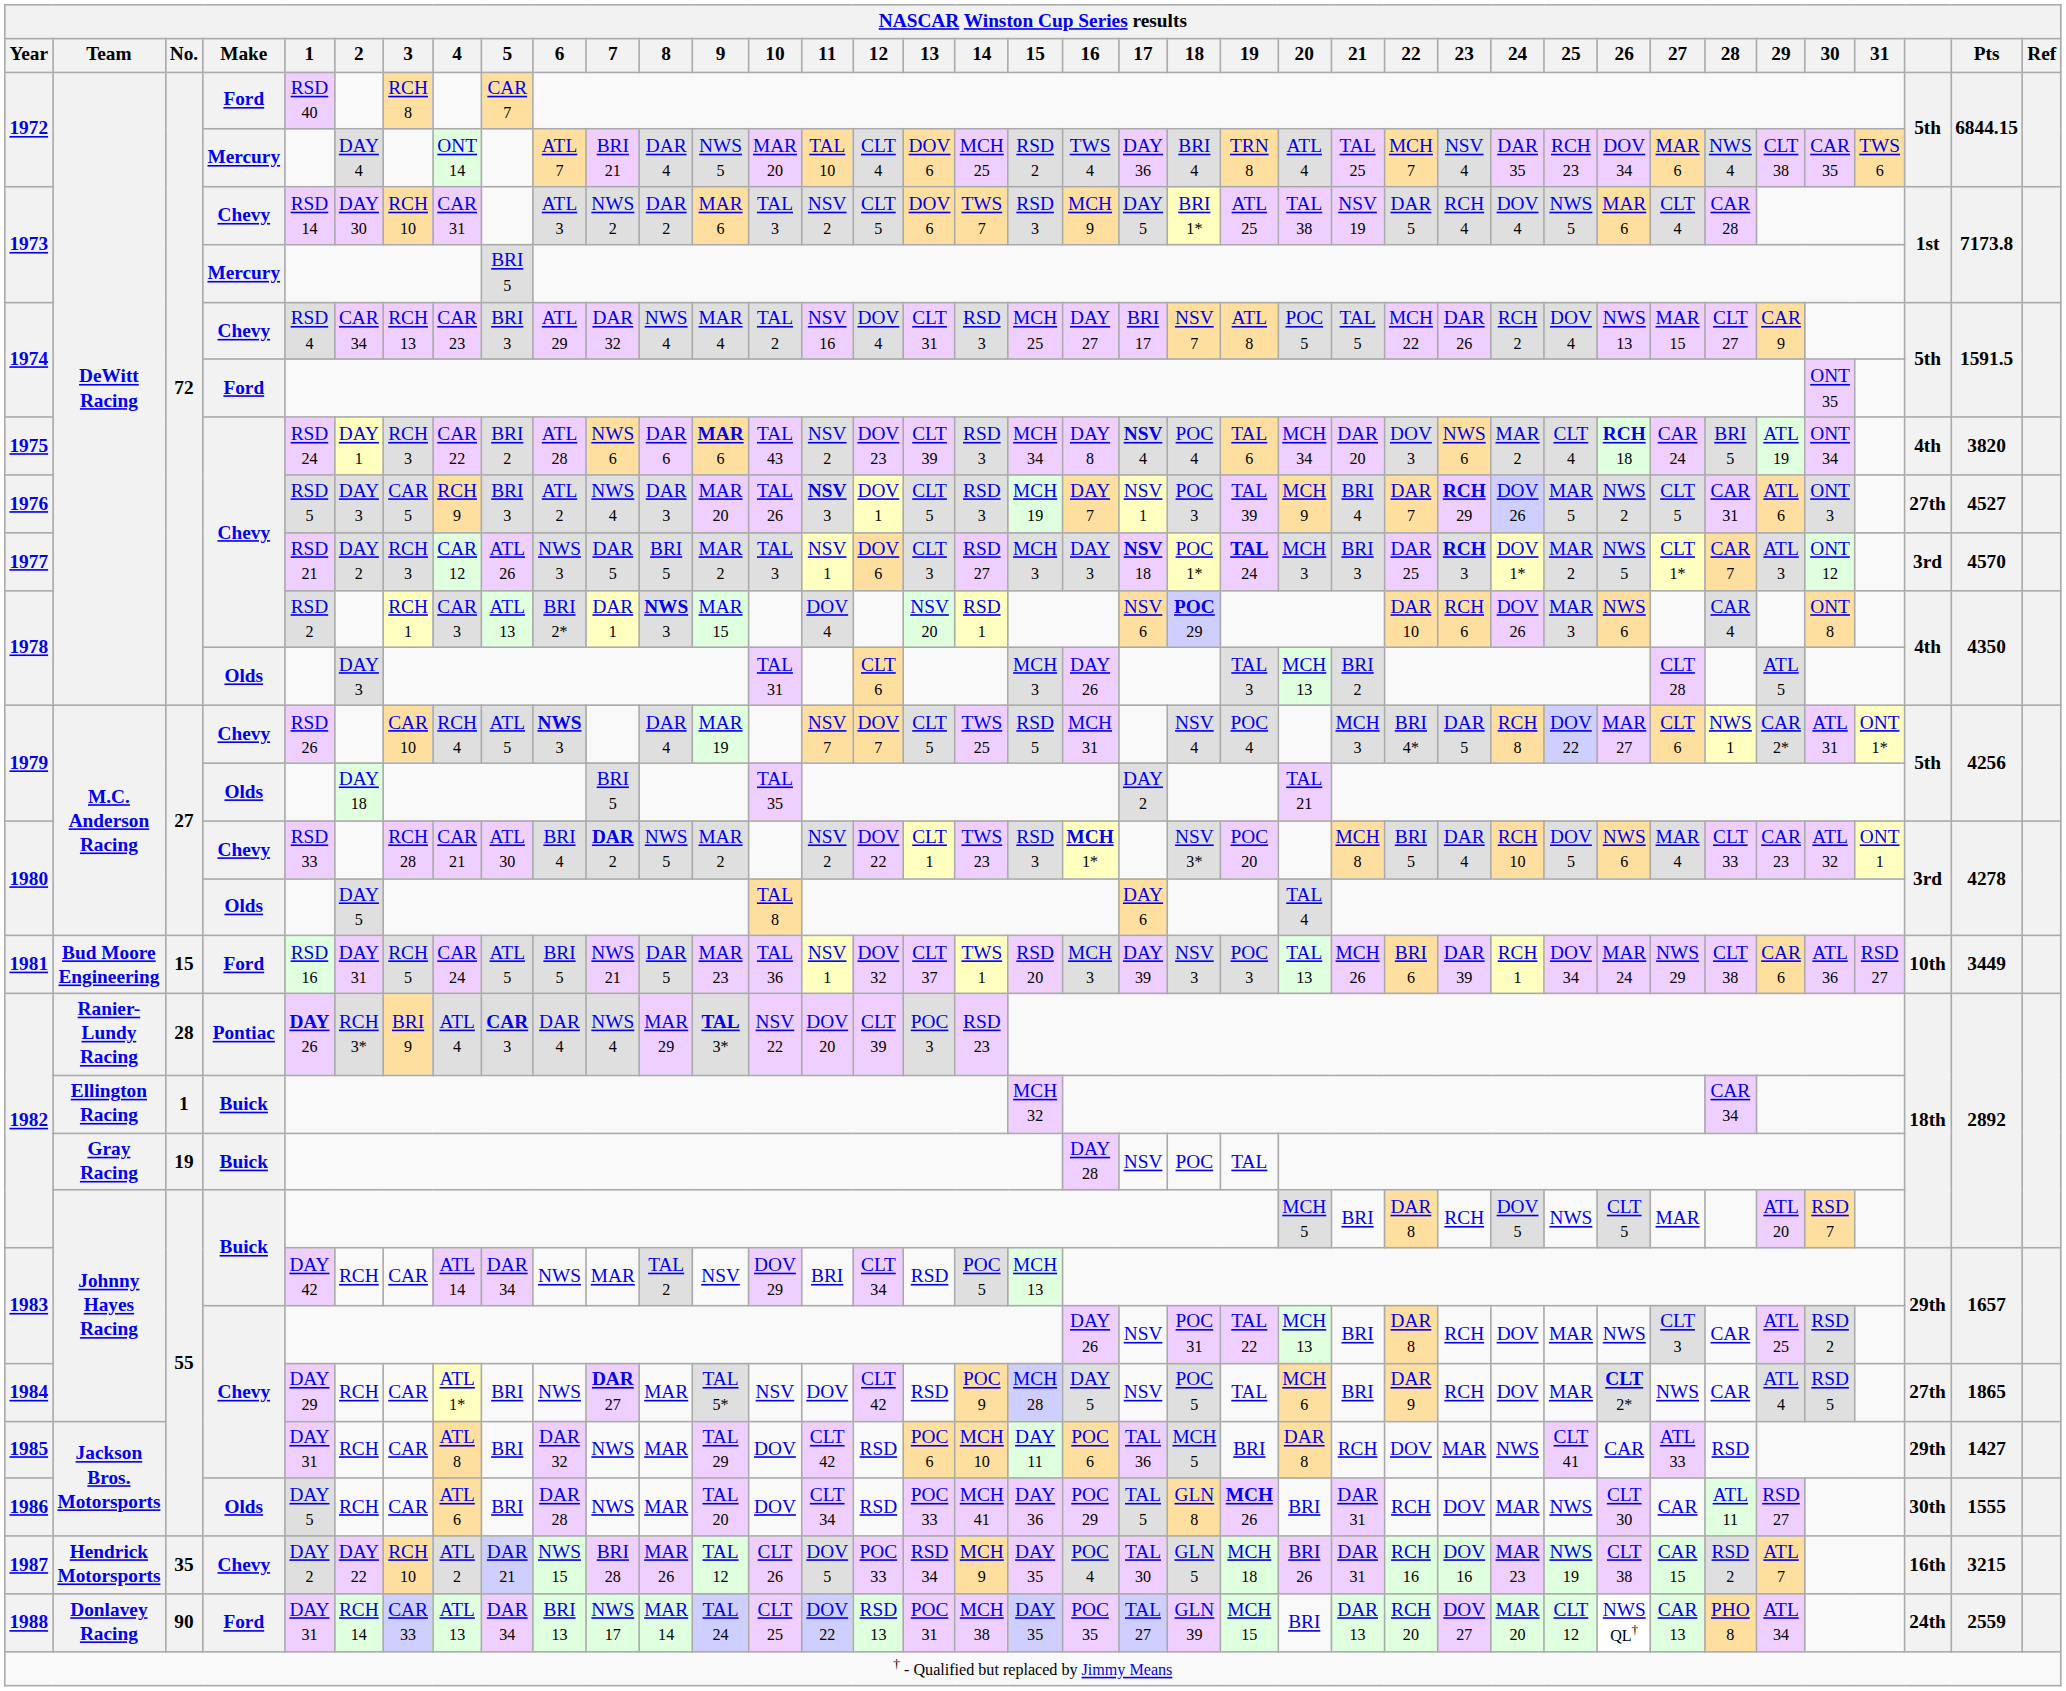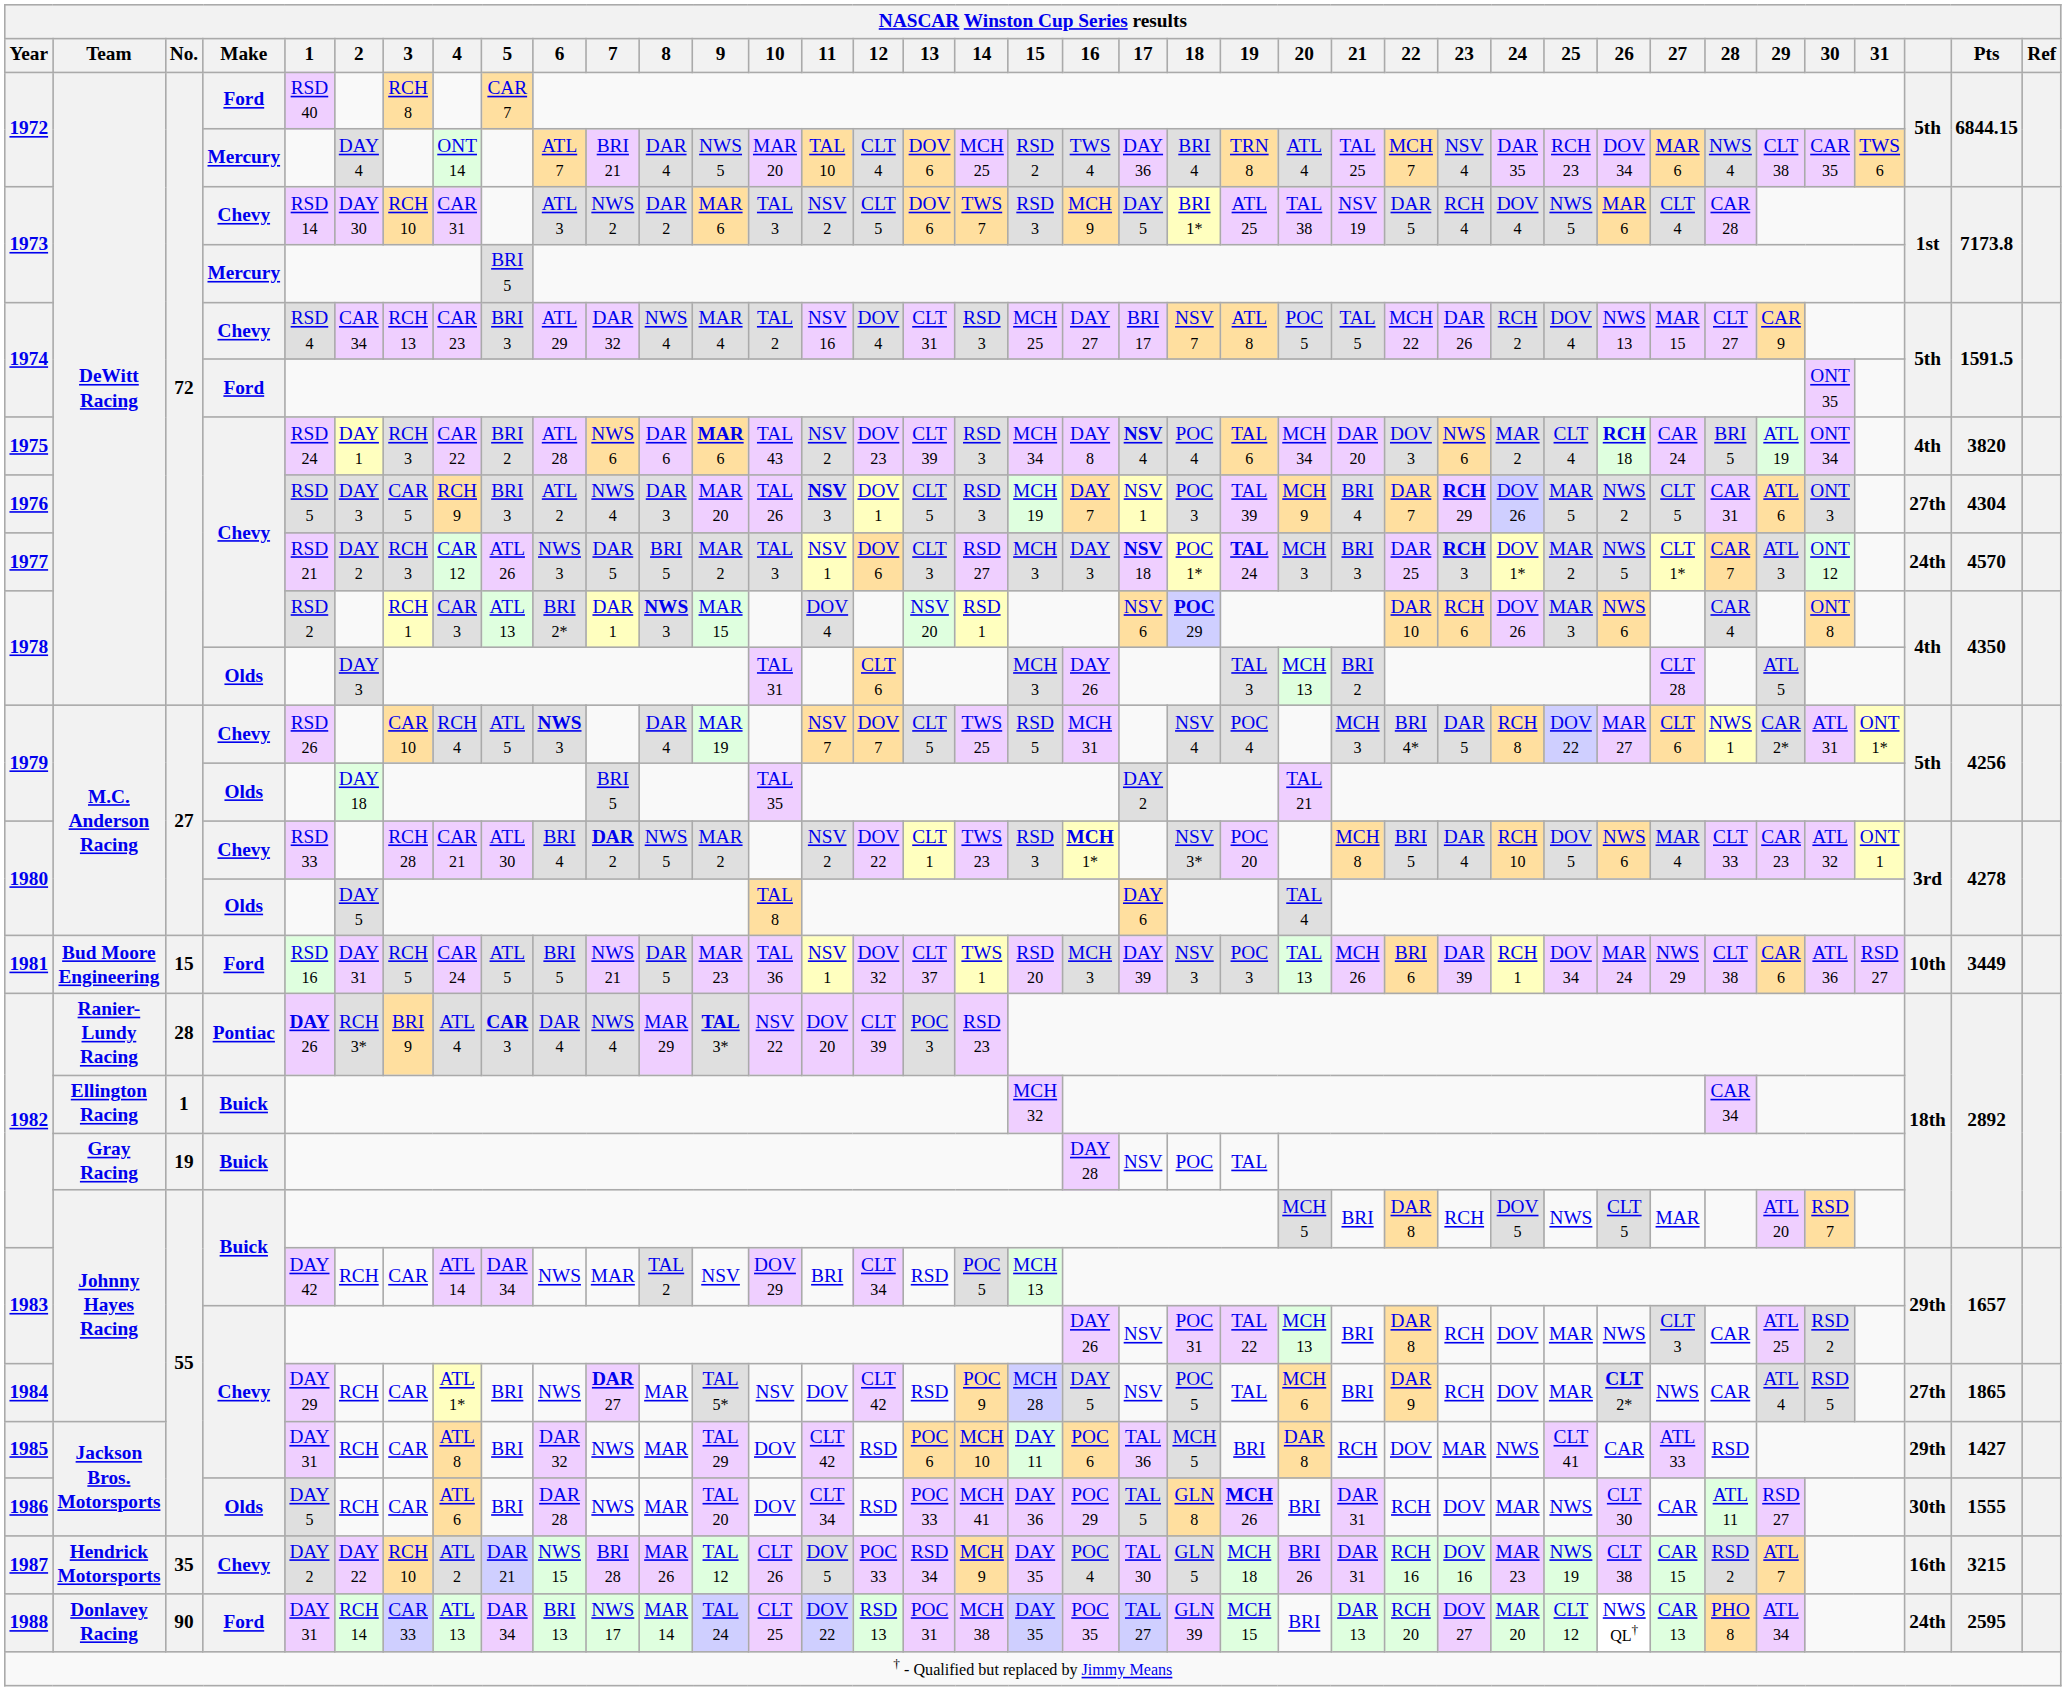(1987, 503) 4527 -> (1987, 503) 4304
(1928, 561) 3rd -> (1928, 561) 24th
(1987, 1622) 2559 -> (1987, 1622) 2595
